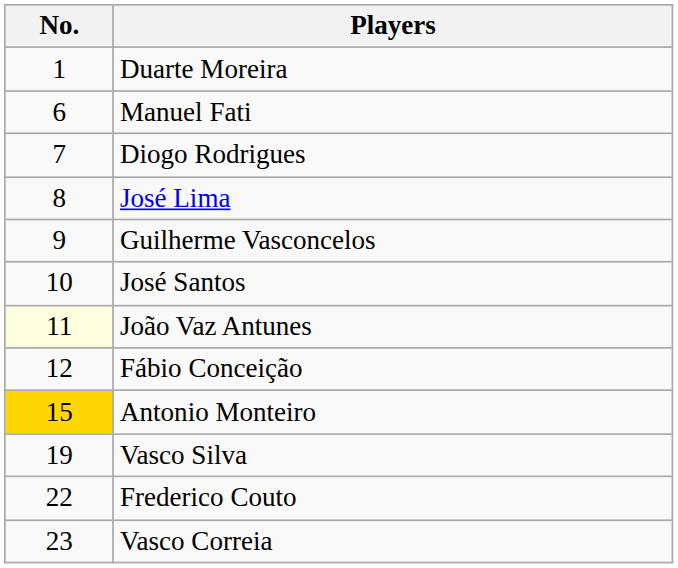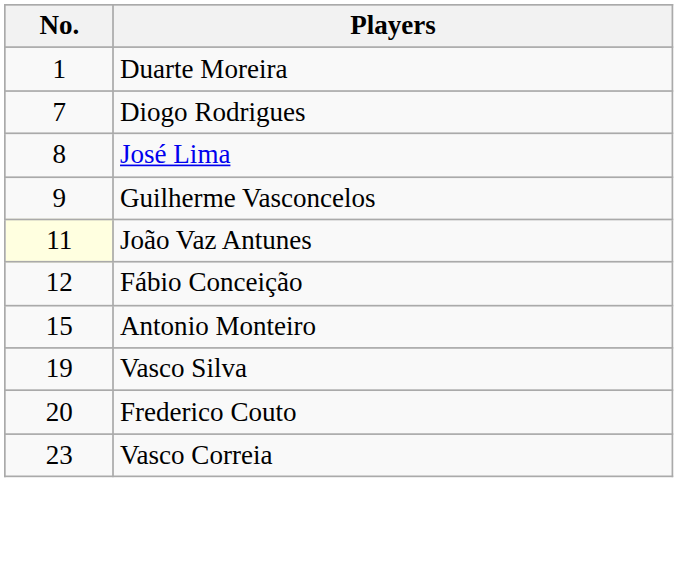- row: (186, 111)
- row: (183, 283)
(59, 411) gold background -> (59, 326) no background
(59, 497) 22 -> (59, 411) 20
